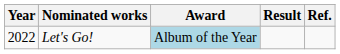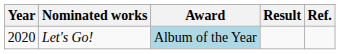(22, 37) 2022 -> (22, 37) 2020
